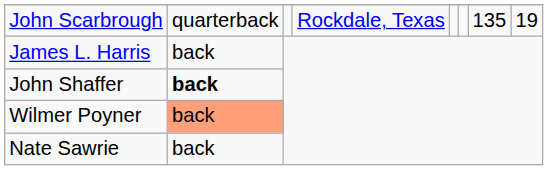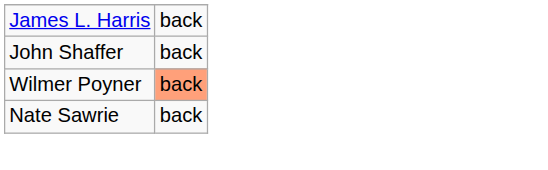- row: (86, 20)
(195, 84) bold -> (181, 52) normal
